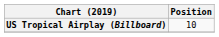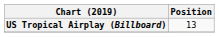(191, 25) 10 -> (191, 25) 13
